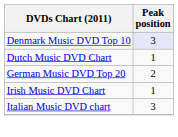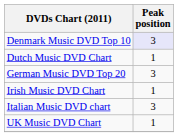(153, 73) 2 -> (153, 73) 3
+ row: (54, 123)
